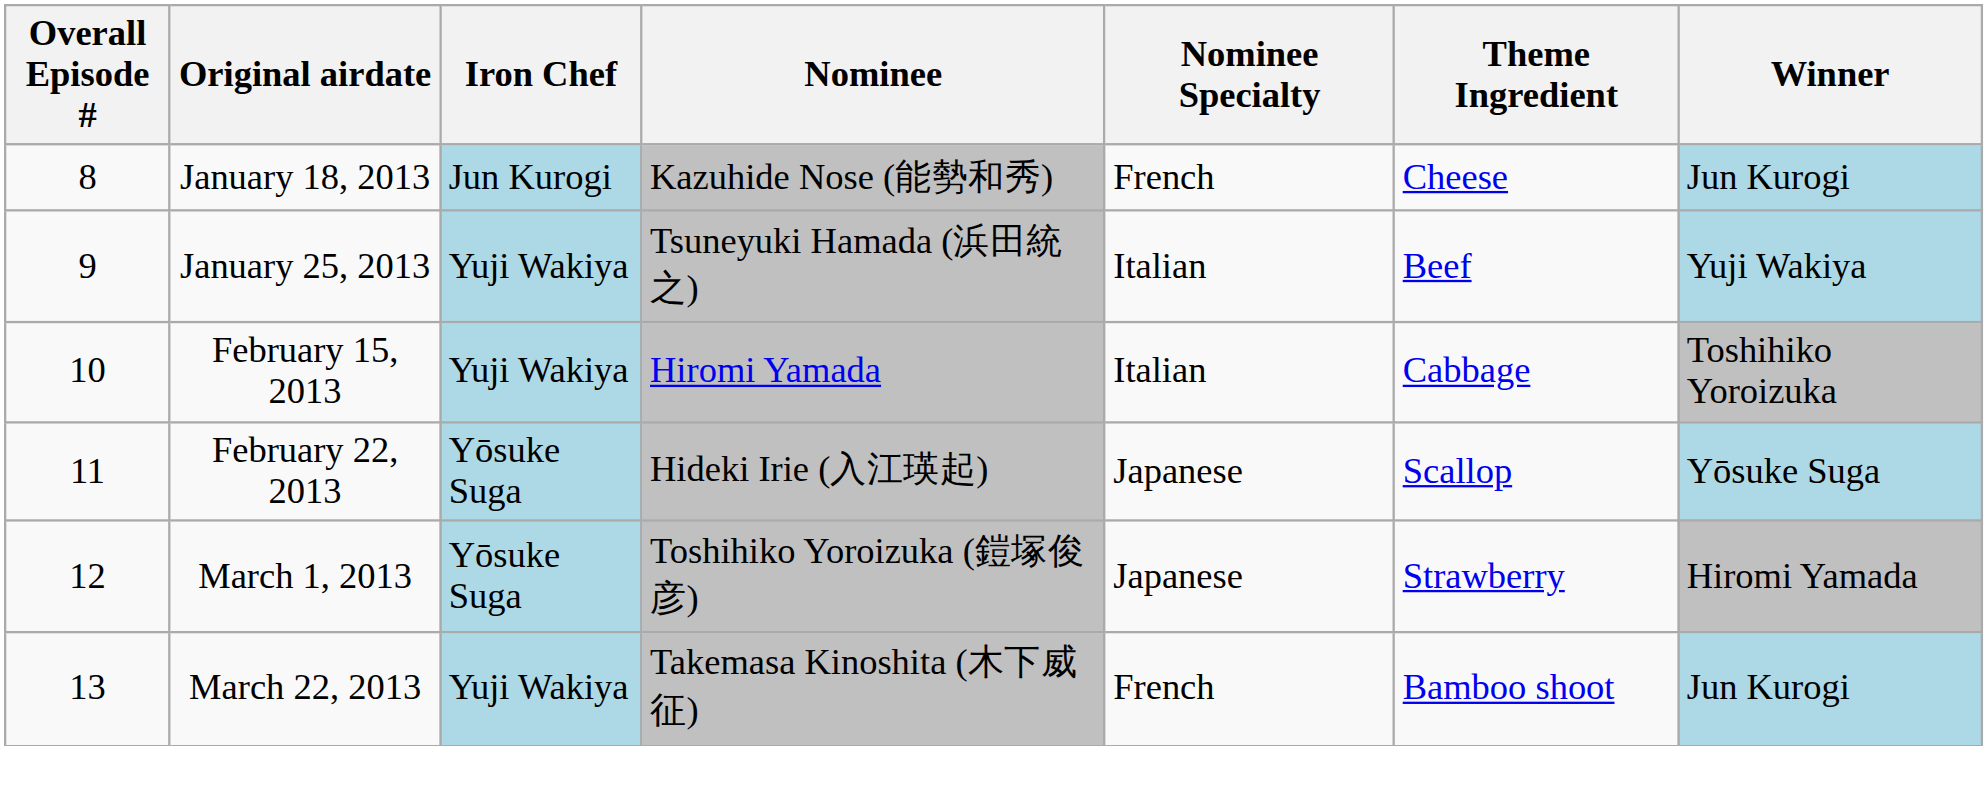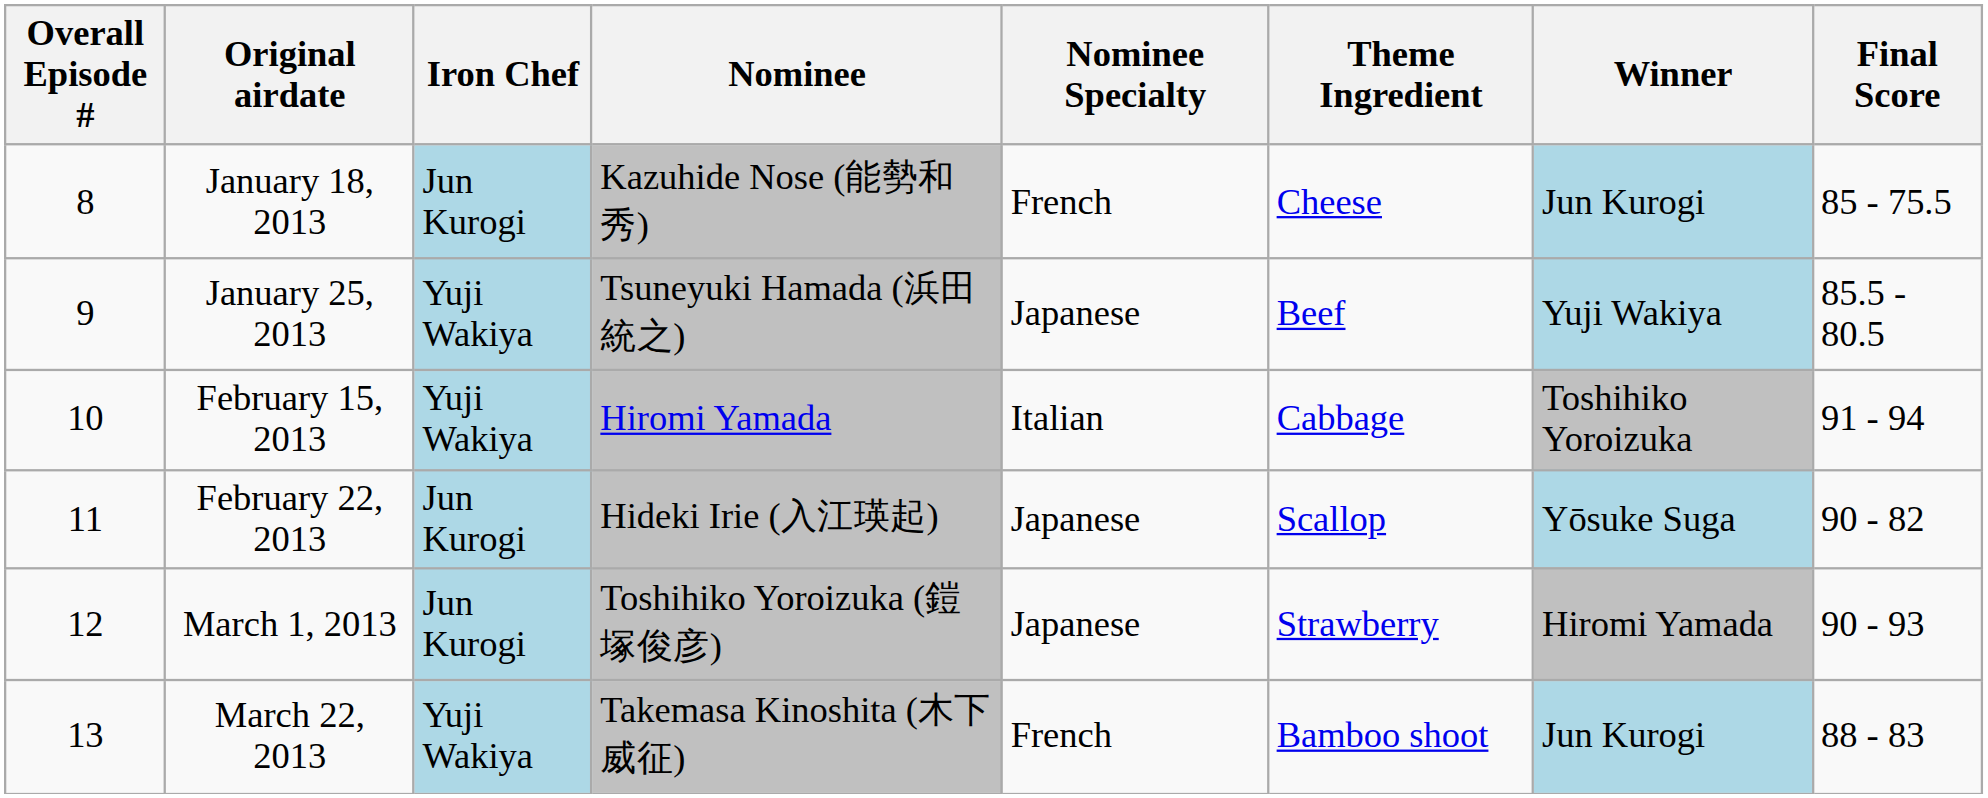+ column: (1897, 74)
(1160, 265) Italian -> (1075, 313) Japanese
(504, 470) Yōsuke Suga -> (474, 517) Jun Kurogi
(504, 575) Yōsuke Suga -> (474, 623) Jun Kurogi
